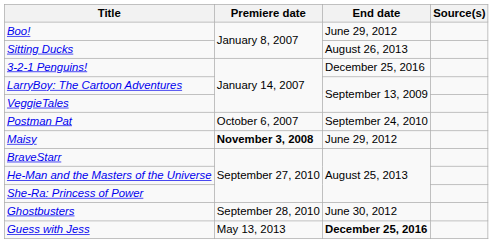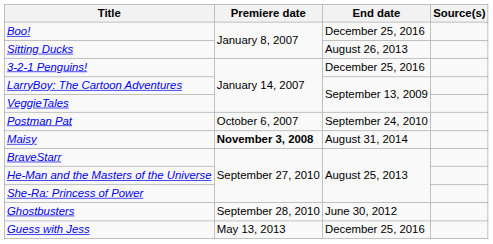(361, 31) June 29, 2012 -> (375, 31) December 25, 2016
(361, 139) June 29, 2012 -> (366, 139) August 31, 2014
(376, 229) bold -> (375, 229) normal
